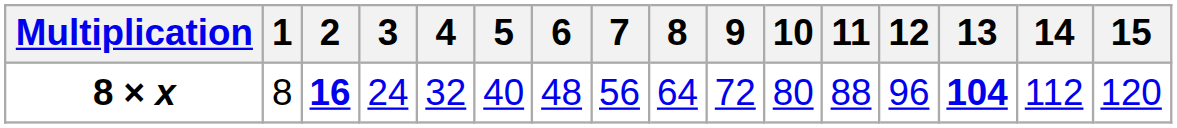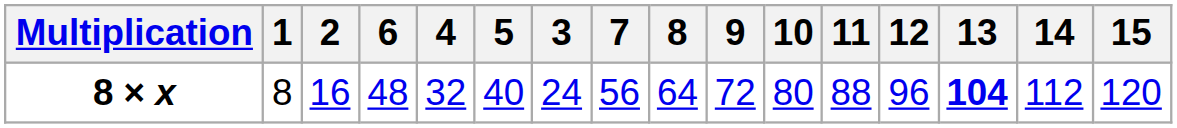columns swapped: (388, 33) <-> (562, 33)
(330, 92) bold -> (330, 92) normal
